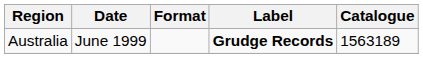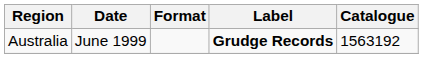(370, 41) 1563189 -> (370, 41) 1563192
